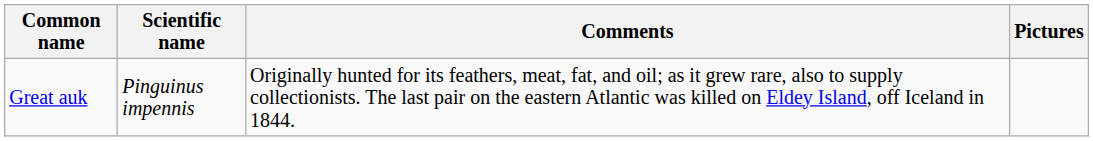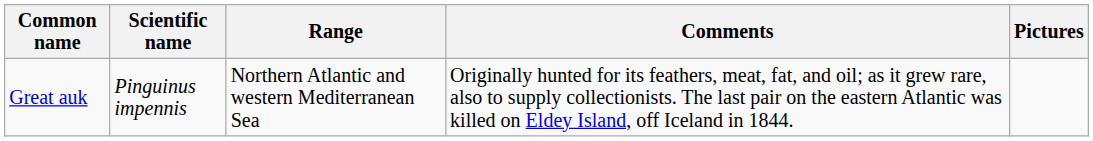+ column: (336, 31)
